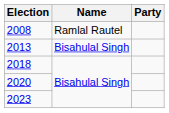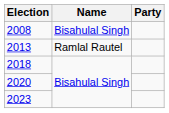(88, 30) Ramlal Rautel -> (92, 30) Bisahulal Singh
(92, 47) Bisahulal Singh -> (88, 47) Ramlal Rautel
